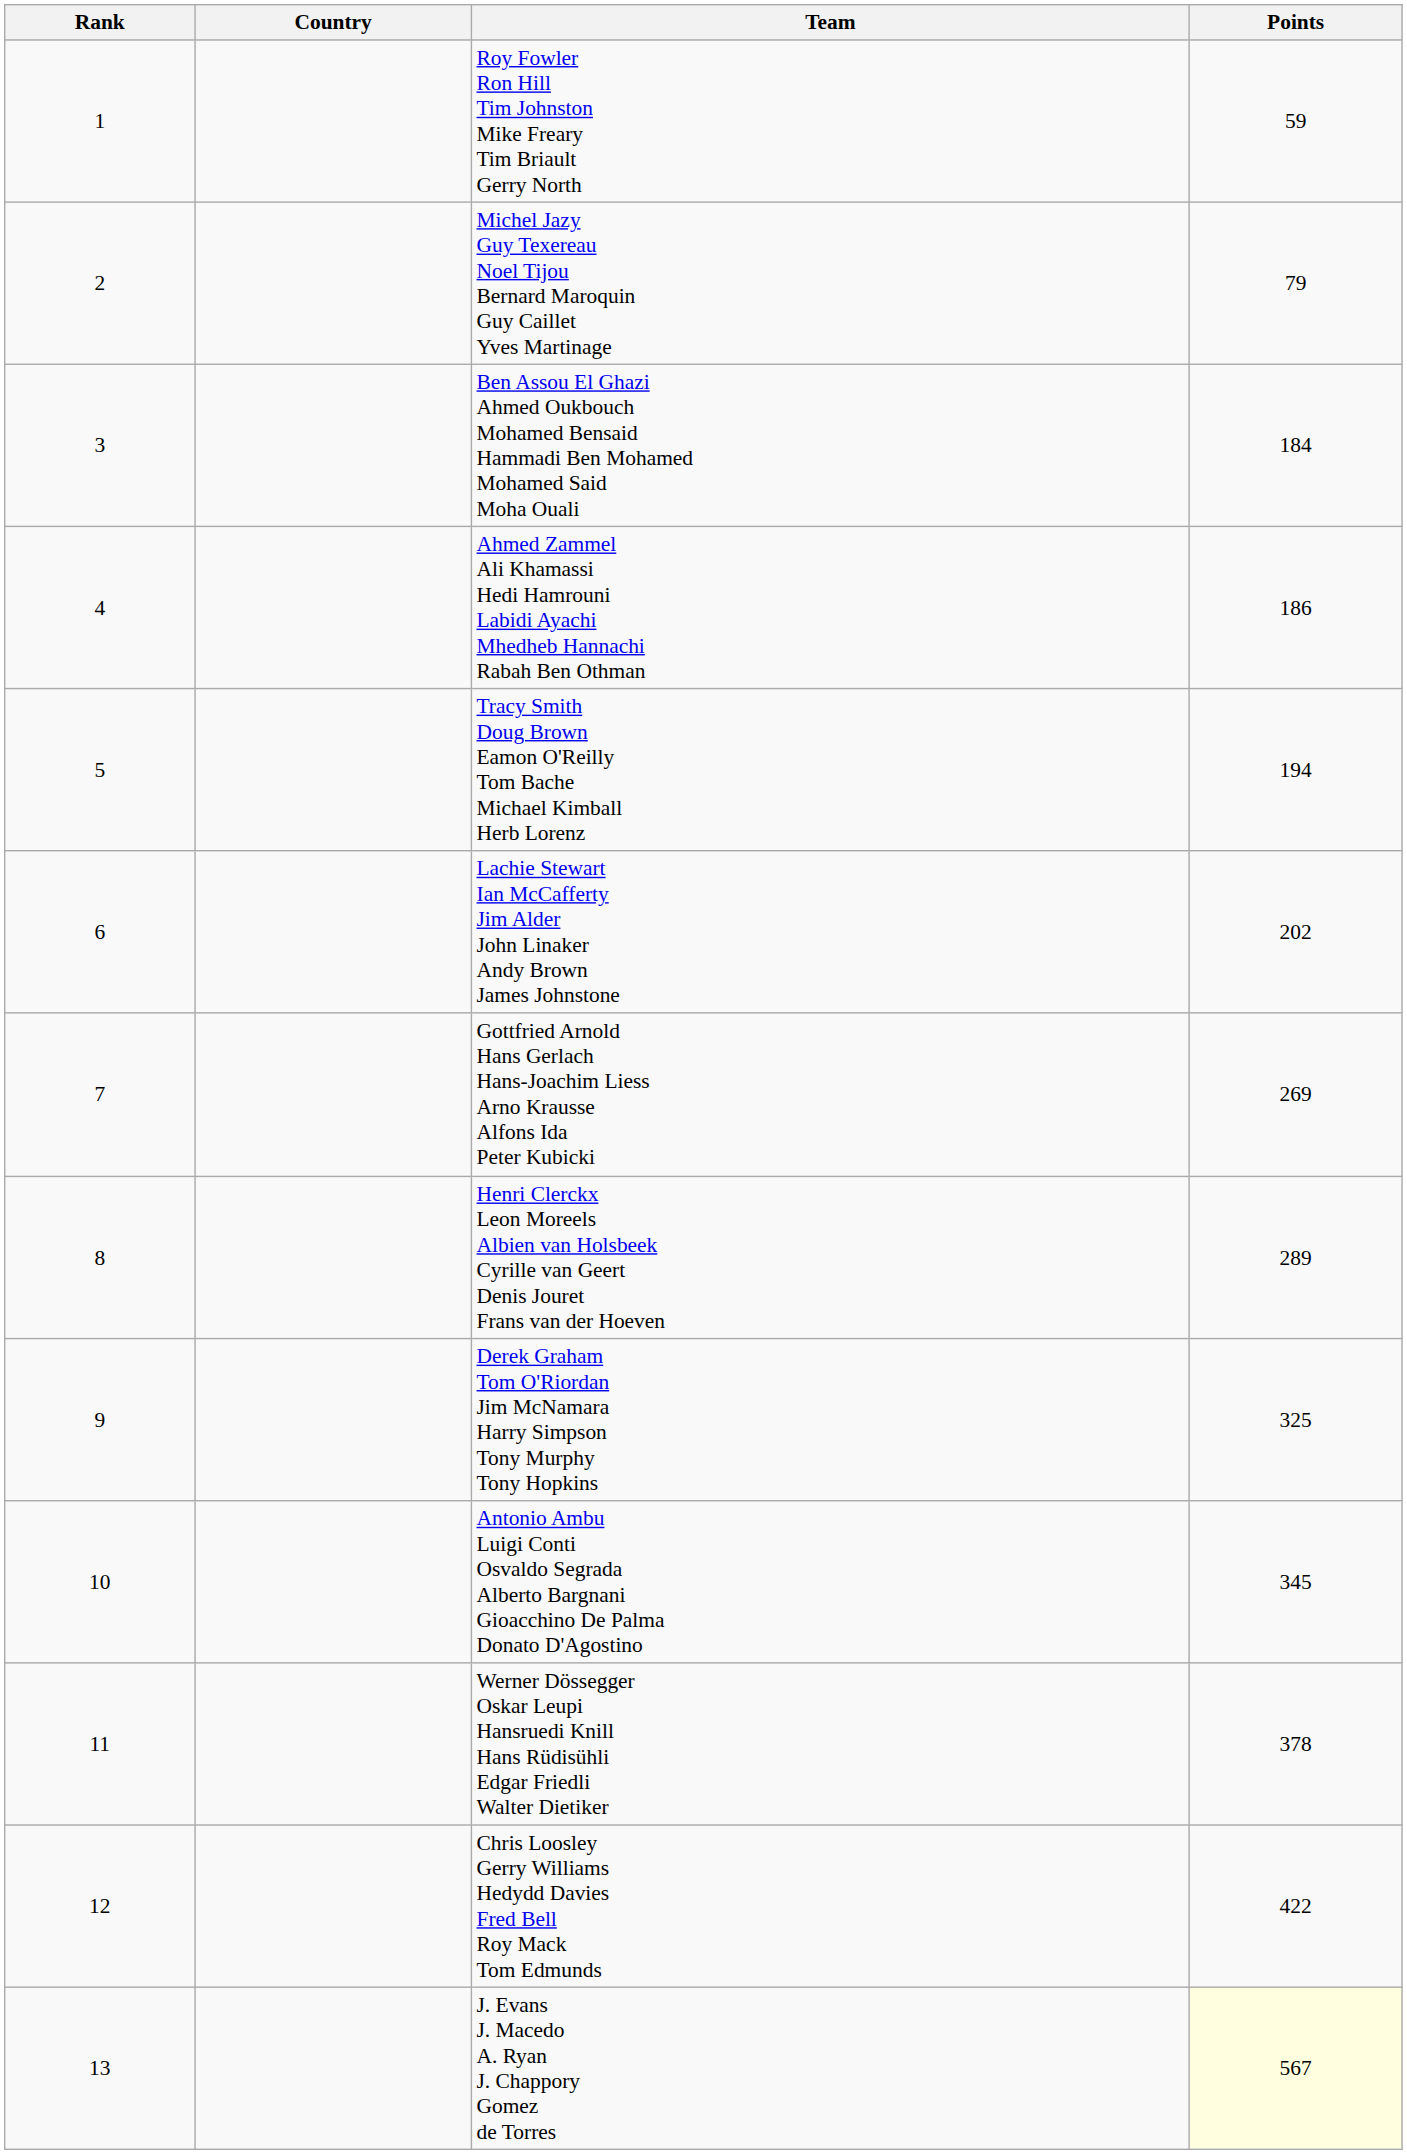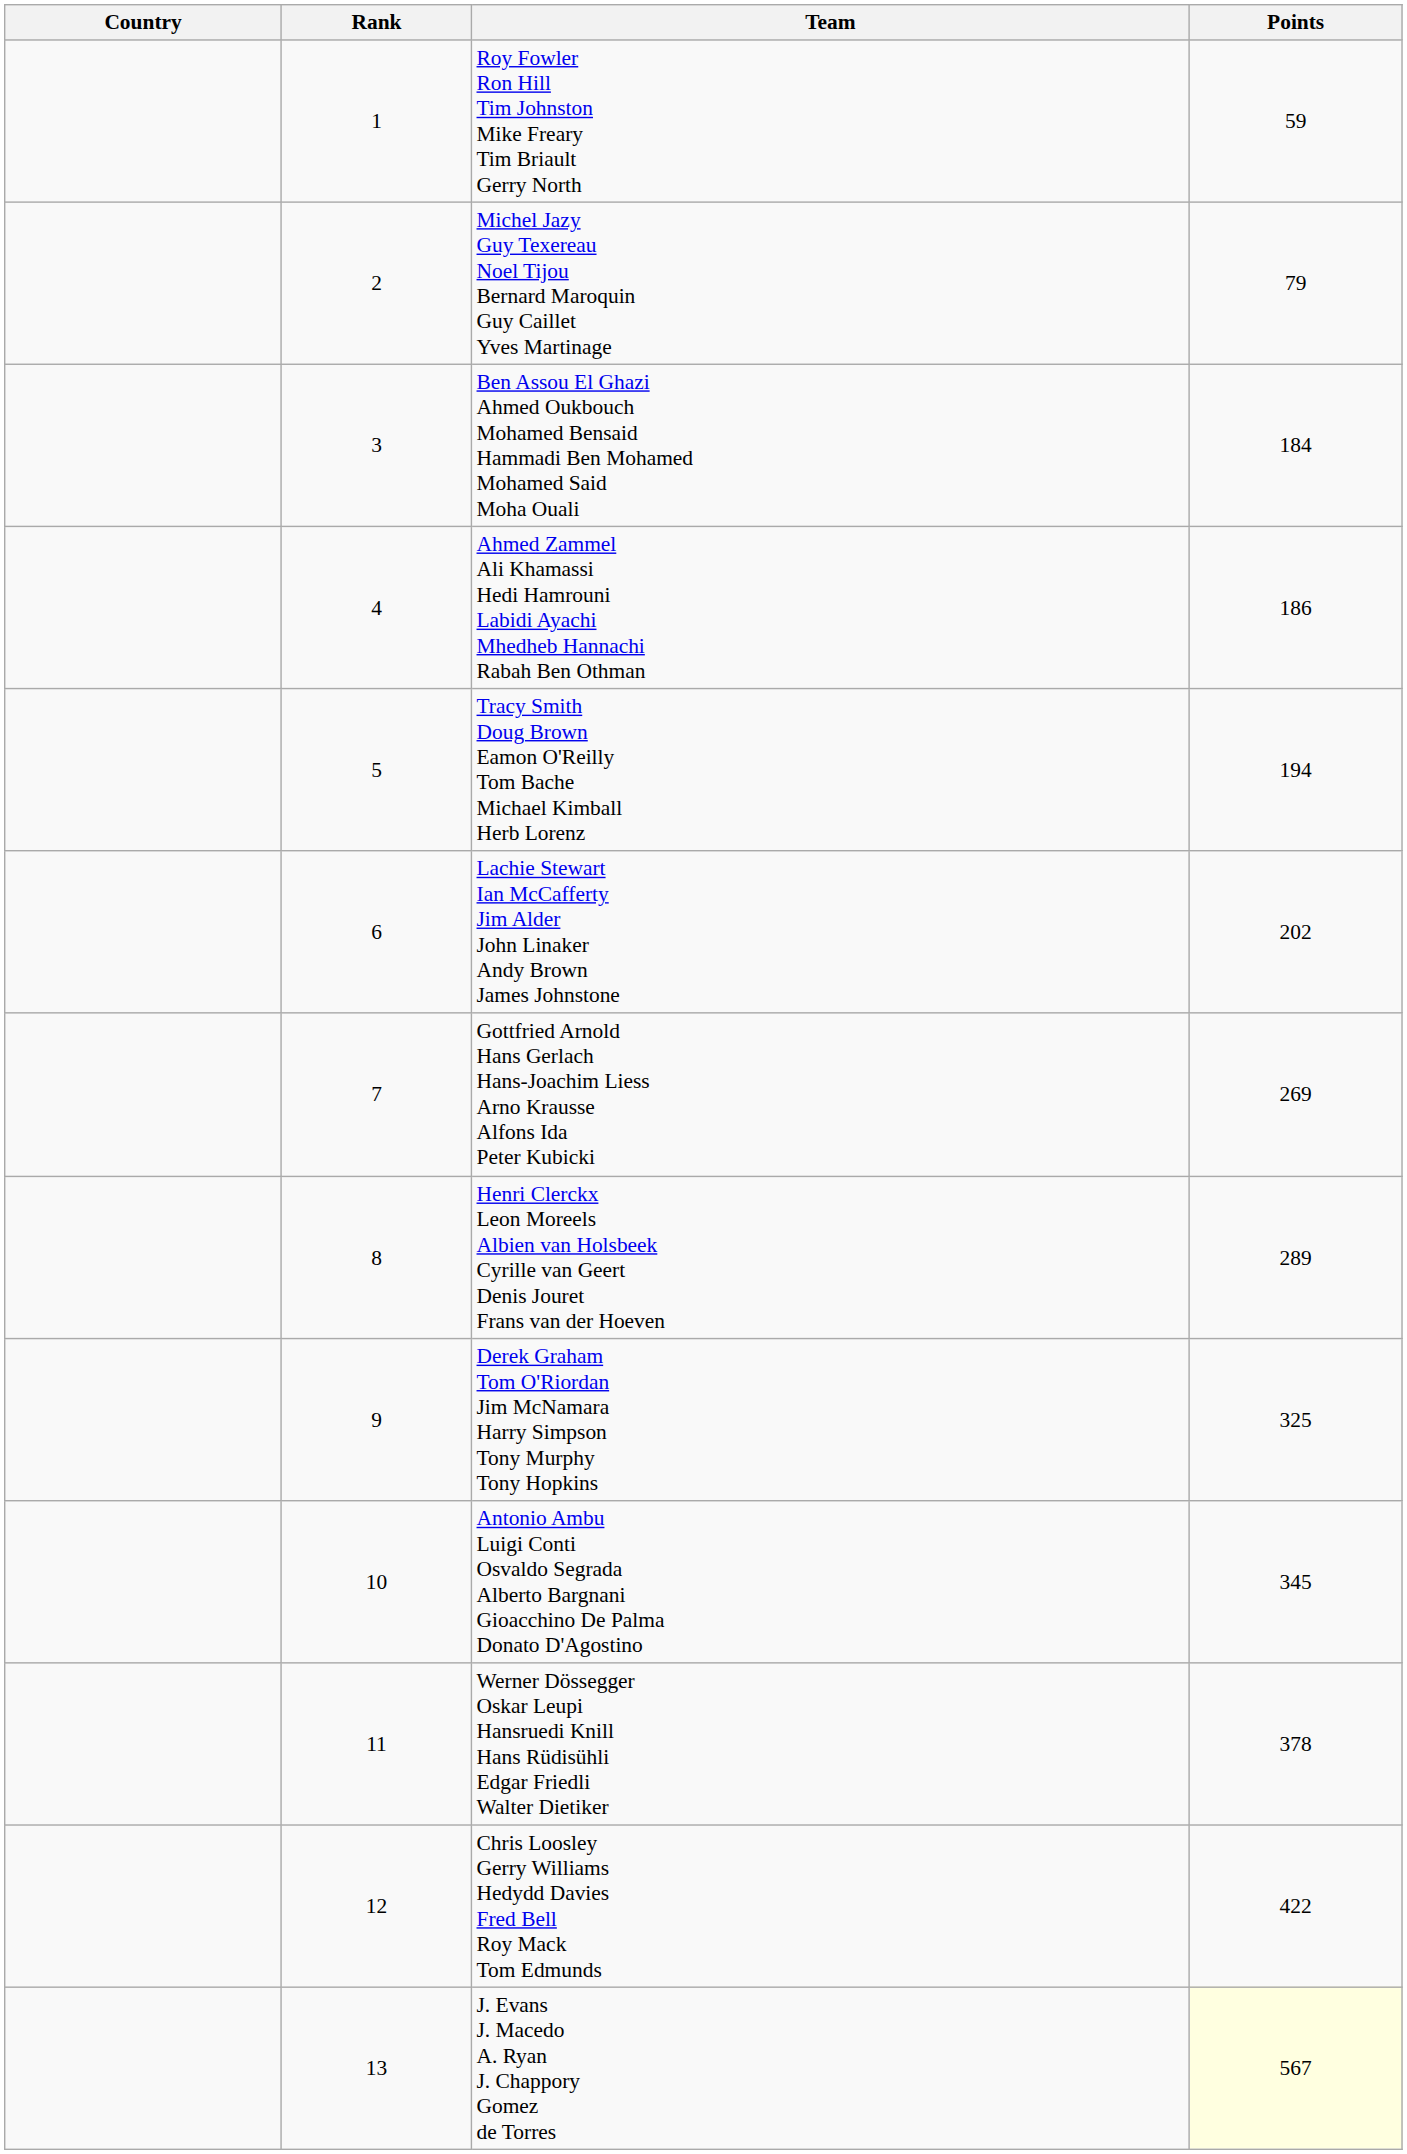columns swapped: (100, 22) <-> (333, 22)
